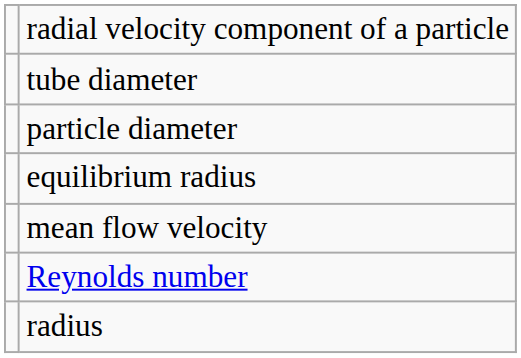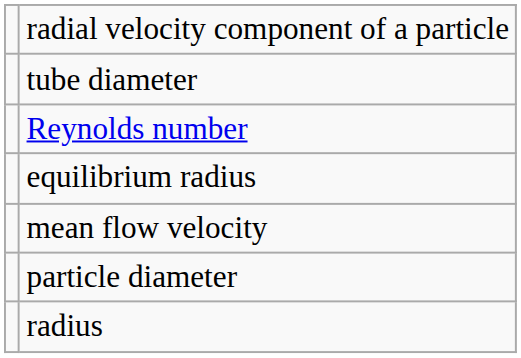rows swapped: (132, 128) <-> (137, 276)
